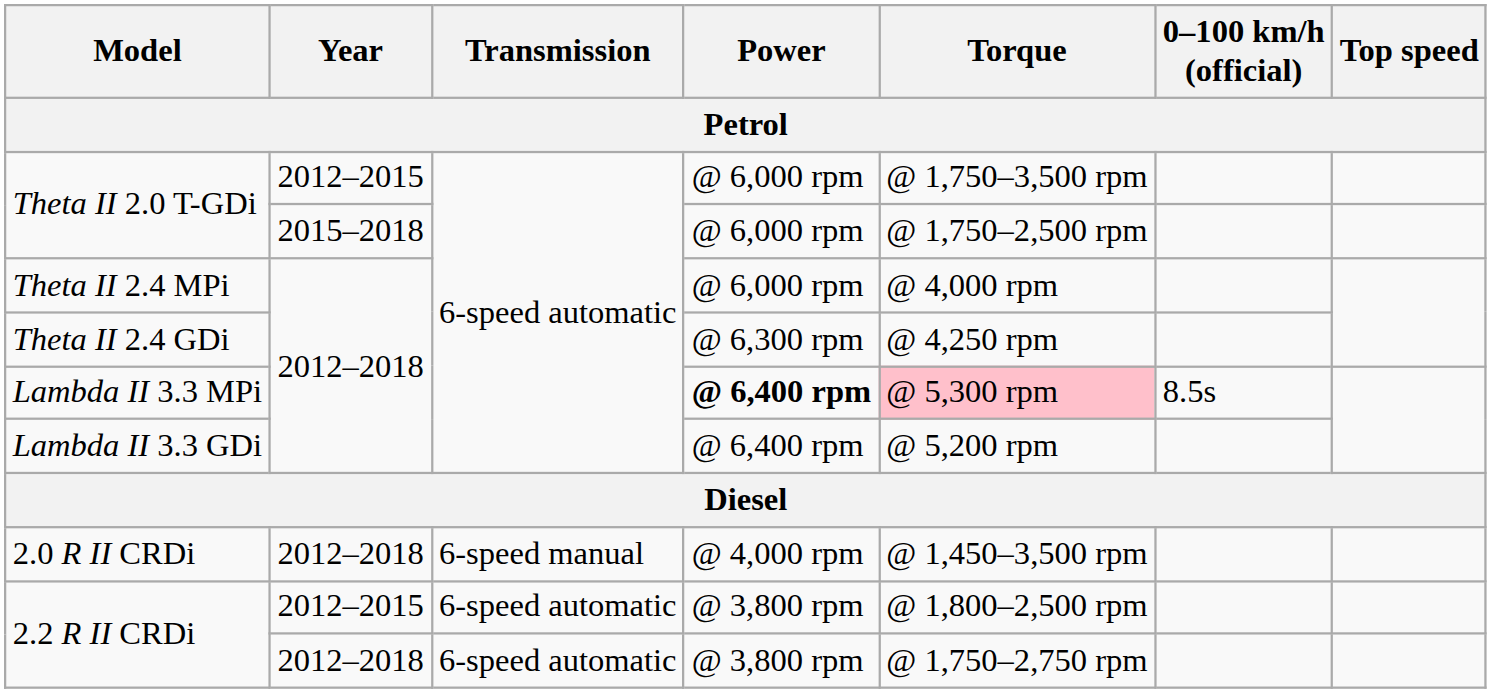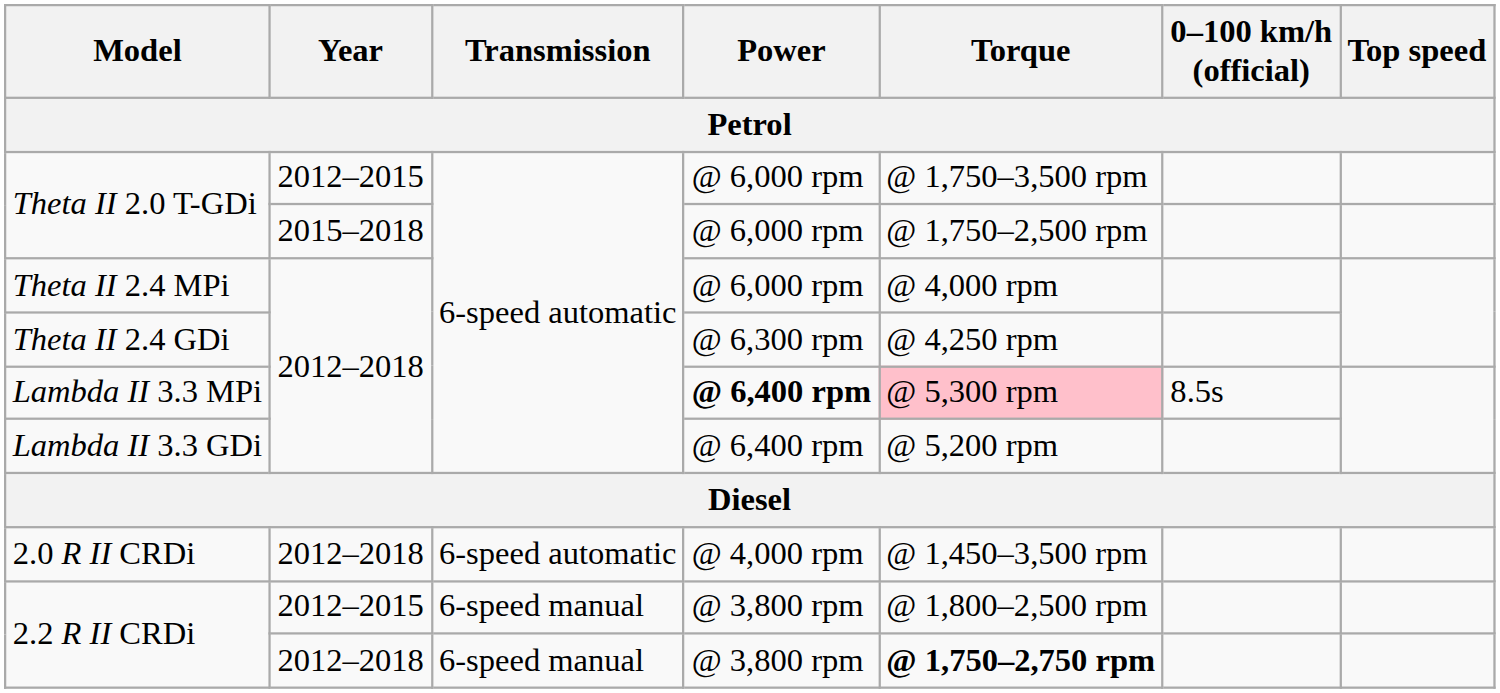(542, 553) 6-speed manual -> (558, 553) 6-speed automatic
(558, 606) 6-speed automatic -> (542, 606) 6-speed manual
(558, 660) 6-speed automatic -> (542, 660) 6-speed manual
(1017, 660) normal -> (1021, 660) bold
